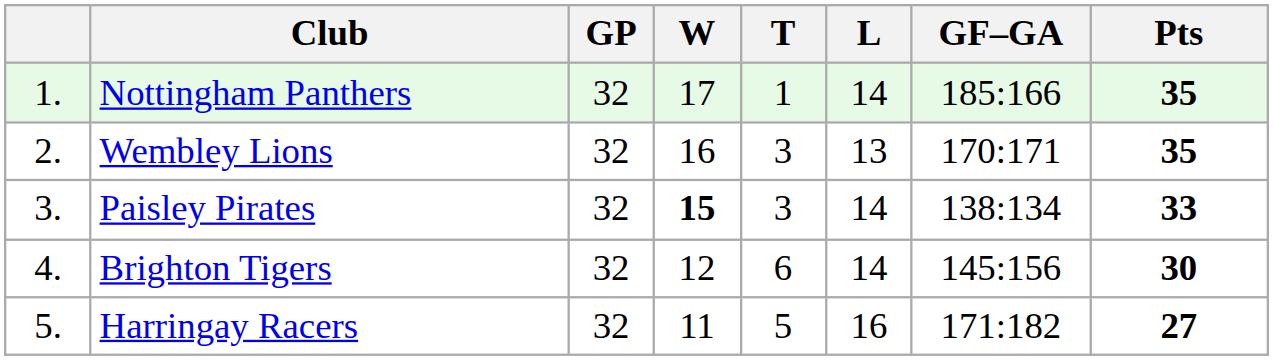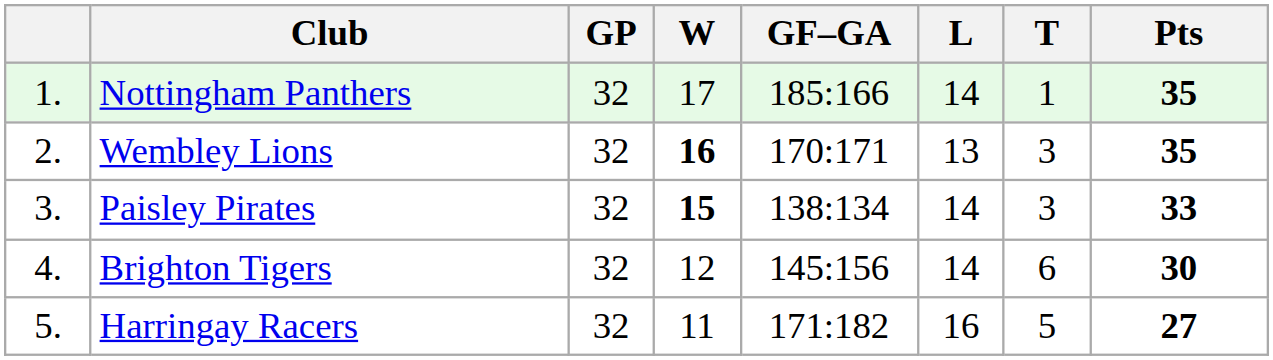columns swapped: (783, 33) <-> (1001, 33)
(697, 150) normal -> (697, 150) bold
